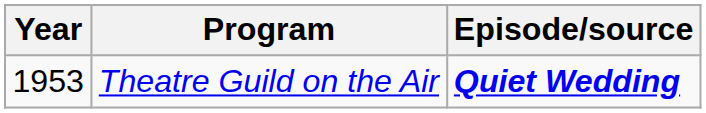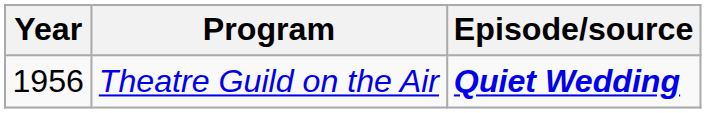(48, 81) 1953 -> (48, 81) 1956
